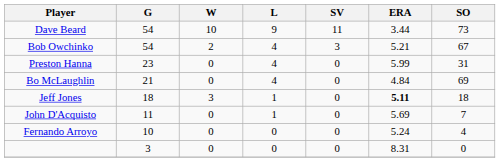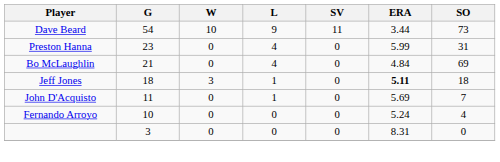- row: (60, 47)
